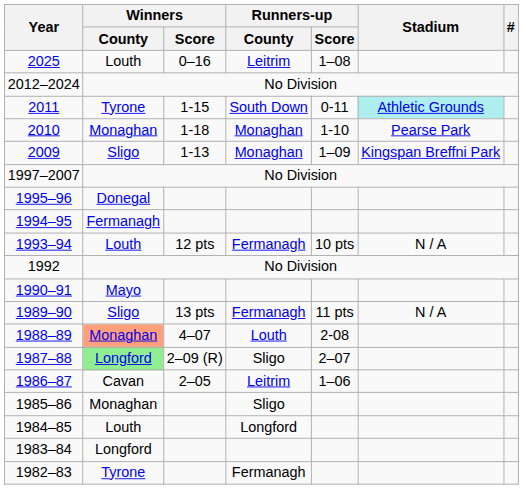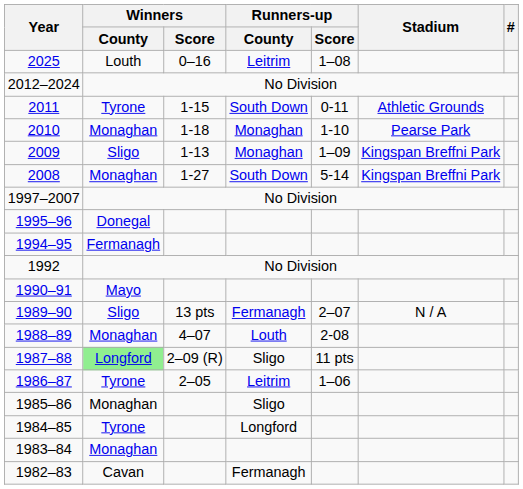(431, 107) paleturquoise background -> (431, 107) no background
+ row: (44, 175)
- row: (44, 244)
(335, 312) 11 pts -> (335, 312) 2–07
(123, 335) lightsalmon background -> (123, 335) no background
(335, 358) 2–07 -> (335, 358) 11 pts
(123, 381) Cavan -> (123, 381) Tyrone
(123, 426) Louth -> (123, 426) Tyrone
(123, 449) Longford -> (123, 449) Monaghan
(123, 472) Tyrone -> (123, 472) Cavan
